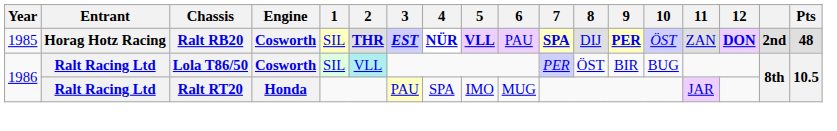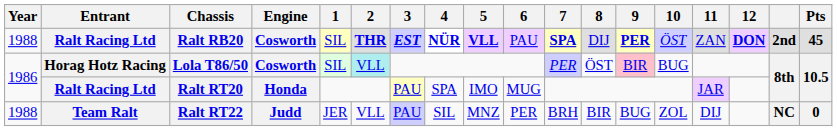(23, 40) 1985 -> (23, 40) 1988
(105, 40) Horag Hotz Racing -> (105, 40) Ralt Racing Ltd
(806, 40) 48 -> (816, 40) 45
(105, 64) Ralt Racing Ltd -> (105, 64) Horag Hotz Racing
(626, 64) no background -> (635, 64) pink background
+ row: (210, 113)
